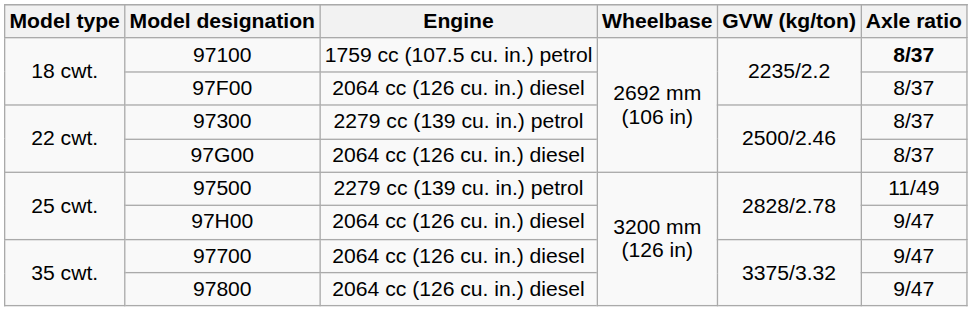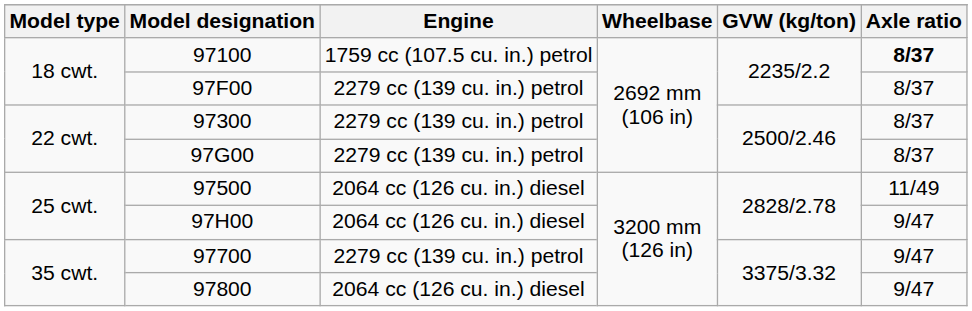(459, 88) 2064 cc (126 cu. in.) diesel -> (459, 88) 2279 cc (139 cu. in.) petrol
(459, 155) 2064 cc (126 cu. in.) diesel -> (459, 155) 2279 cc (139 cu. in.) petrol
(459, 188) 2279 cc (139 cu. in.) petrol -> (459, 188) 2064 cc (126 cu. in.) diesel
(459, 255) 2064 cc (126 cu. in.) diesel -> (459, 255) 2279 cc (139 cu. in.) petrol
